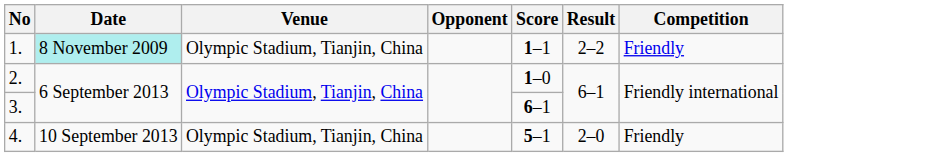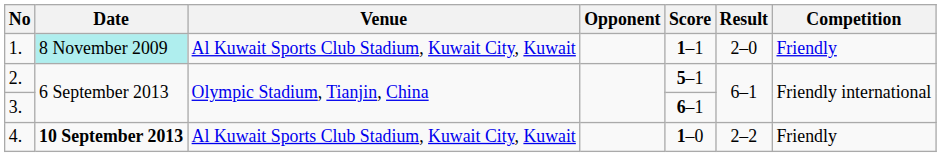(304, 48) Olympic Stadium, Tianjin, China -> (384, 48) Al Kuwait Sports Club Stadium, Kuwait City, Kuwait
(591, 48) 2–2 -> (744, 48) 2–0
(537, 77) 1–0 -> (690, 77) 5–1
(108, 136) normal -> (111, 136) bold
(304, 136) Olympic Stadium, Tianjin, China -> (384, 136) Al Kuwait Sports Club Stadium, Kuwait City, Kuwait
(537, 136) 5–1 -> (690, 136) 1–0
(591, 136) 2–0 -> (744, 136) 2–2
